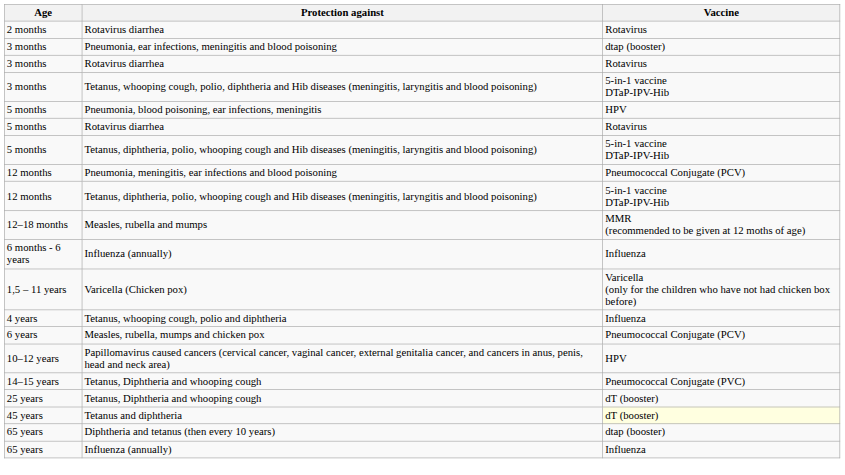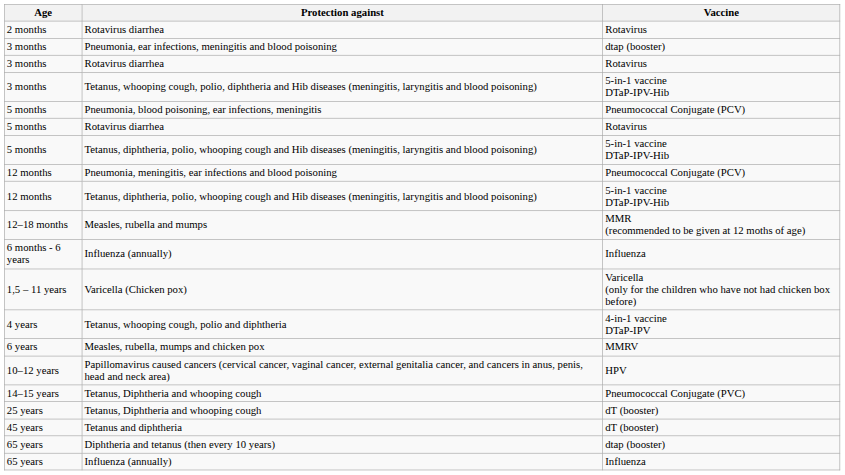(616, 110) HPV -> (675, 110) Pneumococcal Conjugate (PCV)
(625, 318) Influenza -> (636, 324) 4-in-1 vaccine DTaP-IPV
(675, 335) Pneumococcal Conjugate (PCV) -> (622, 347) MMRV
(632, 415) lightyellow background -> (632, 427) no background
